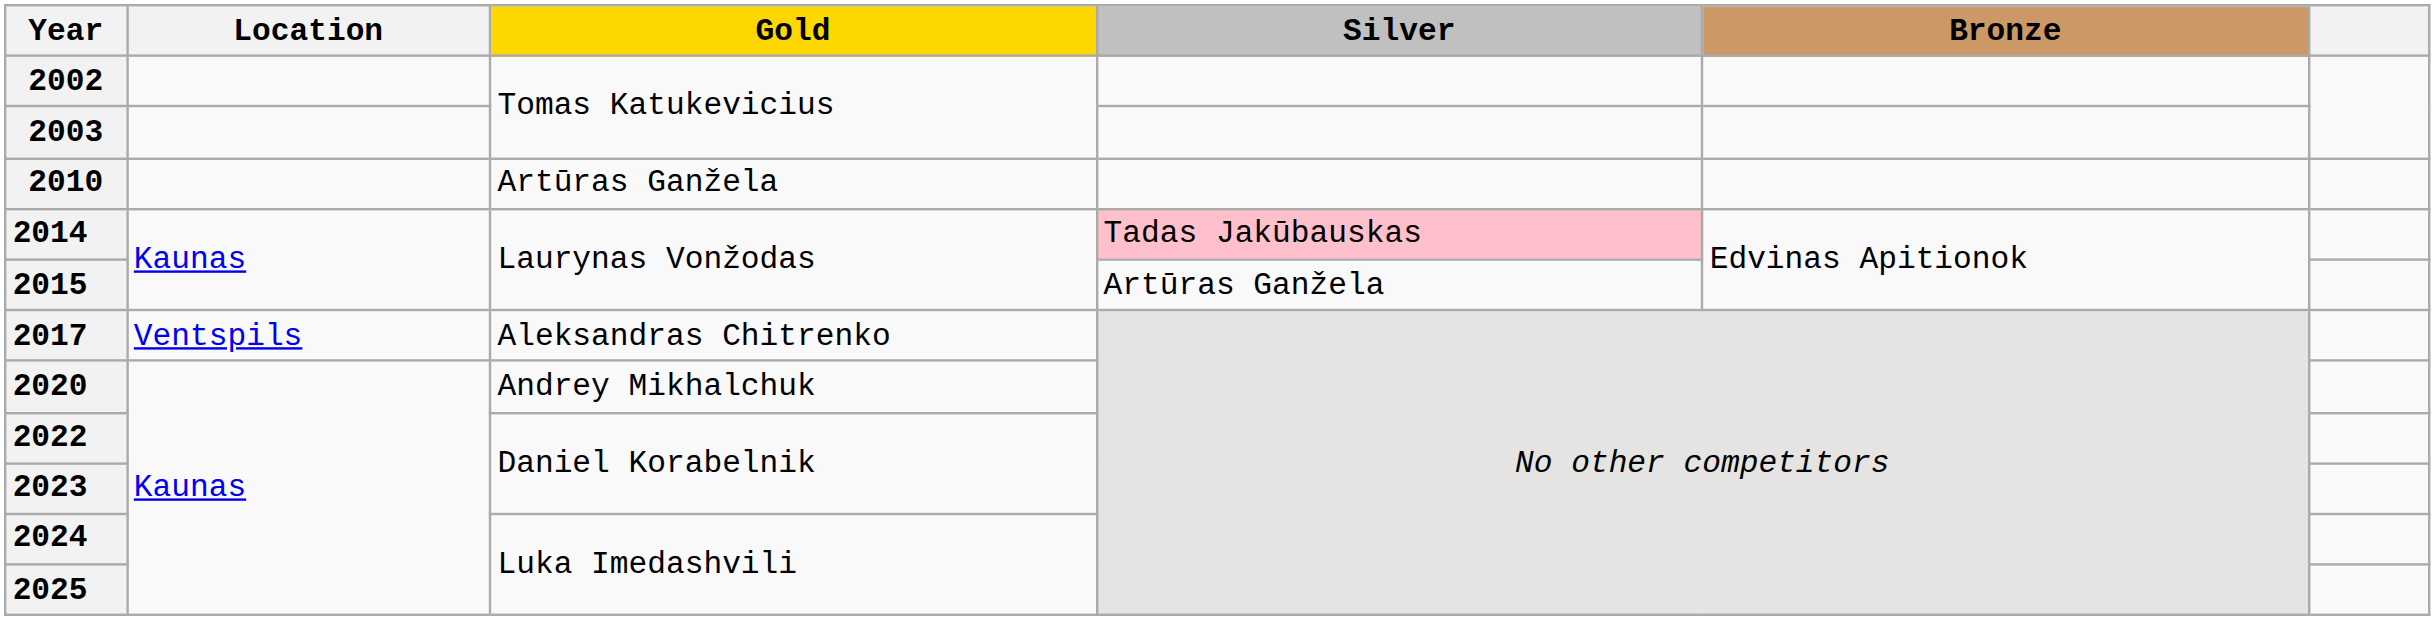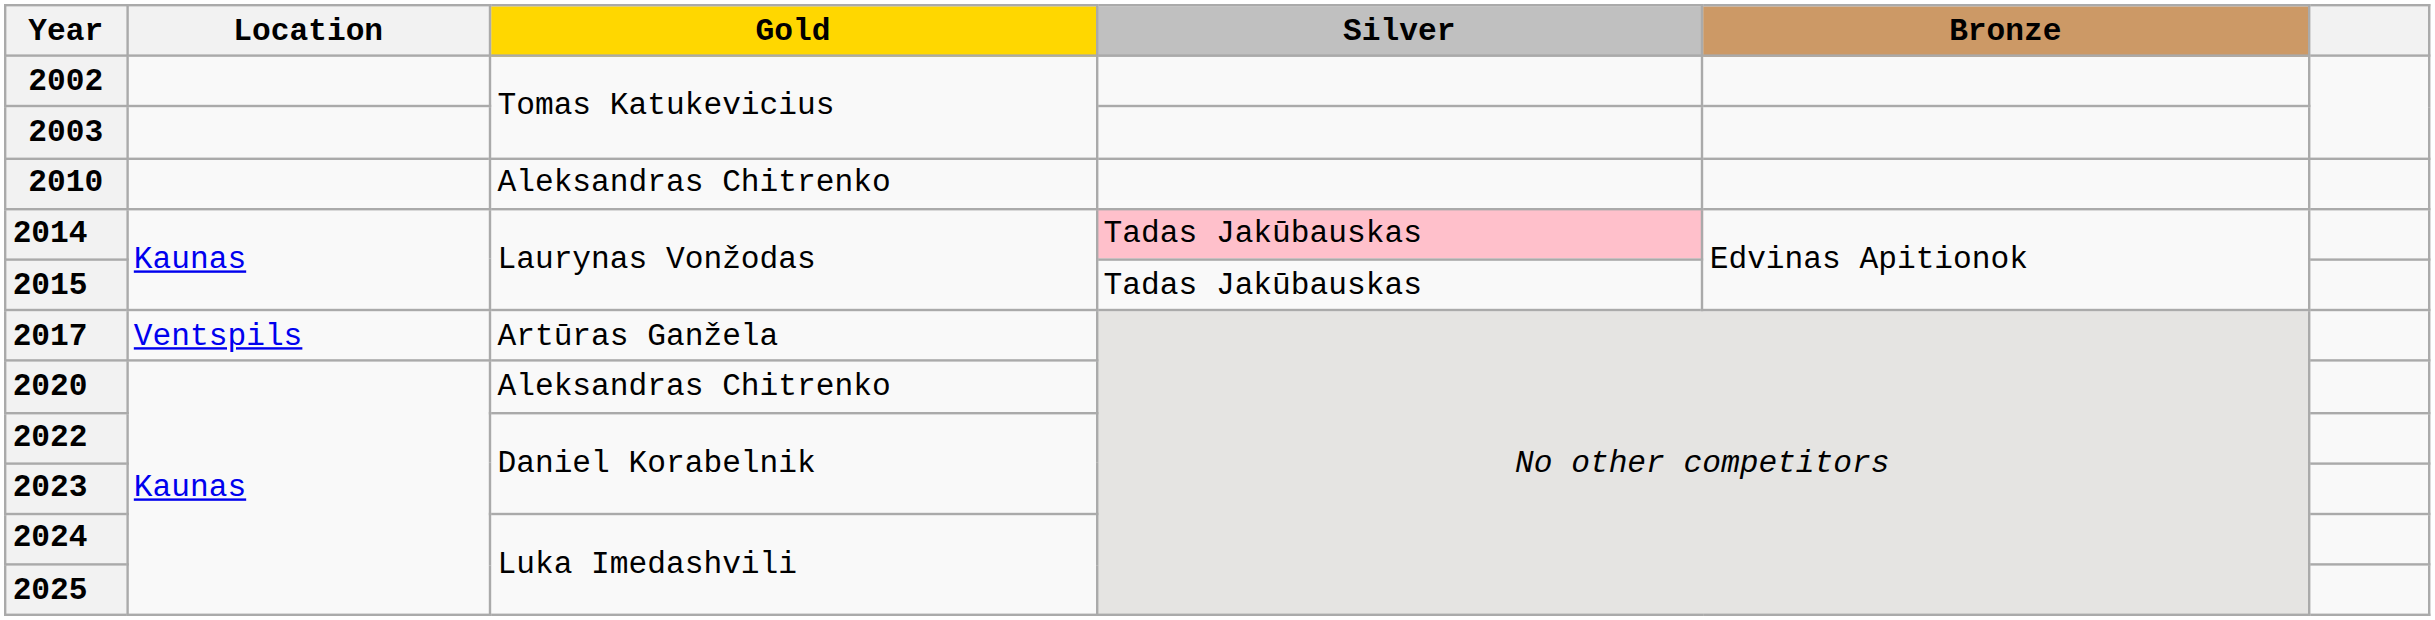(638, 183) Artūras Ganžela -> (694, 183) Aleksandras Chitrenko
(1244, 285) Artūras Ganžela -> (1263, 285) Tadas Jakūbauskas
(694, 336) Aleksandras Chitrenko -> (638, 336) Artūras Ganžela
(657, 387) Andrey Mikhalchuk -> (694, 387) Aleksandras Chitrenko
